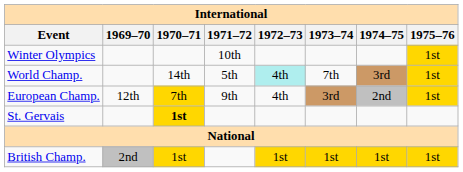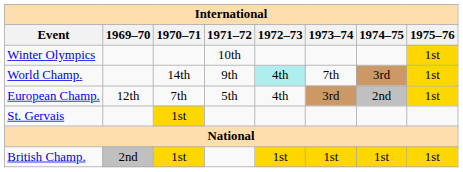(229, 75) 5th -> (229, 75) 9th
(179, 95) gold background -> (179, 95) no background
(229, 95) 9th -> (229, 95) 5th
(179, 116) bold -> (179, 116) normal
